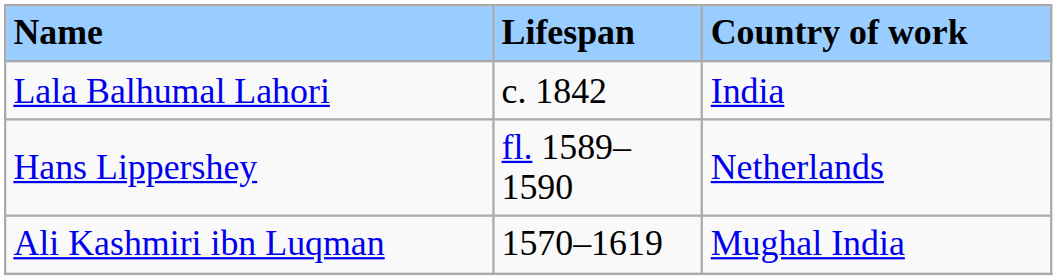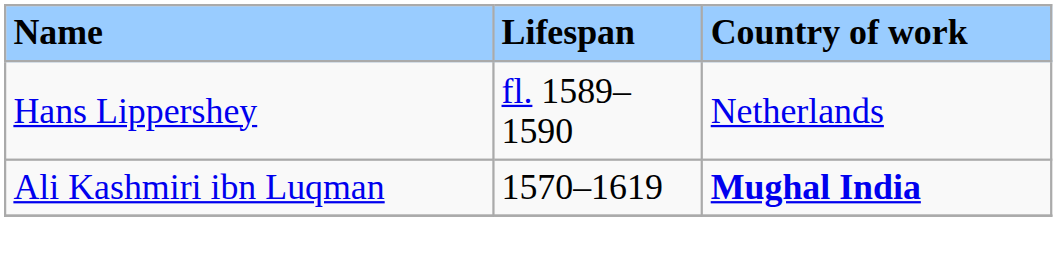- row: (172, 89)
(808, 243) normal -> (816, 186) bold
